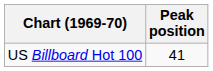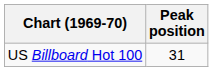(177, 54) 41 -> (177, 54) 31
